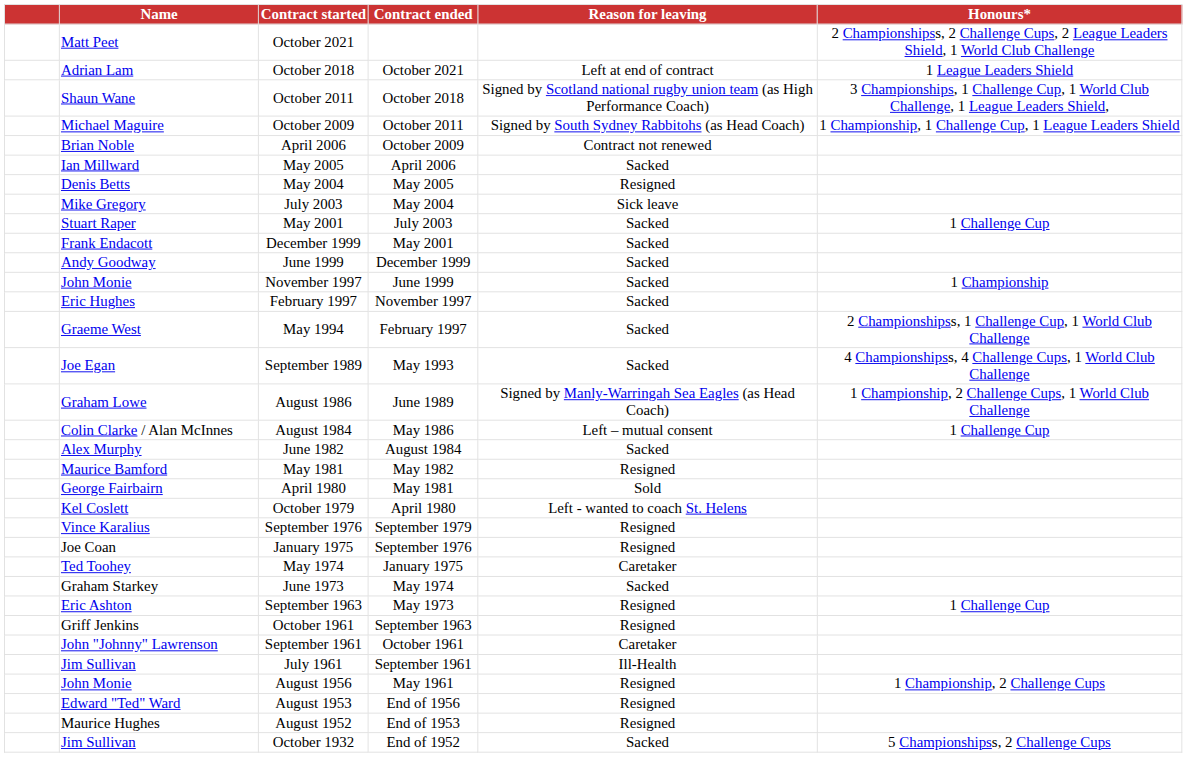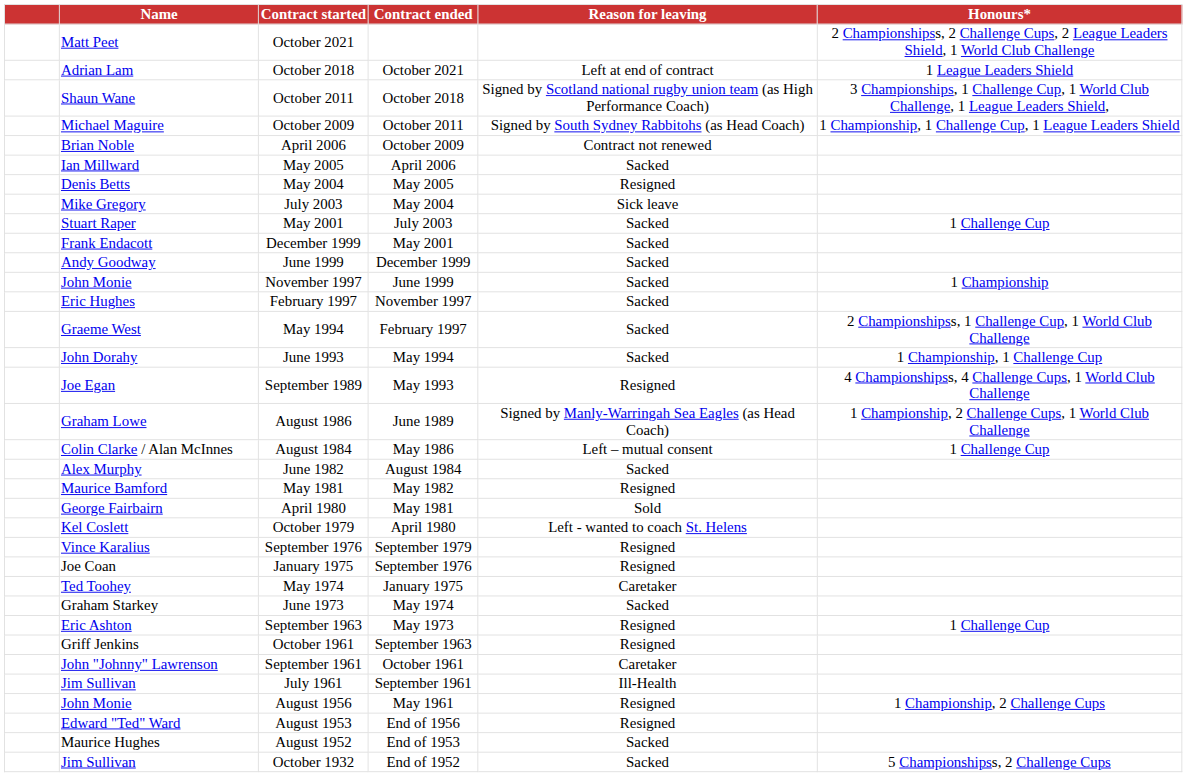+ row: (313, 357)
(648, 365) Sacked -> (648, 385) Resigned
(648, 722) Resigned -> (648, 742) Sacked
